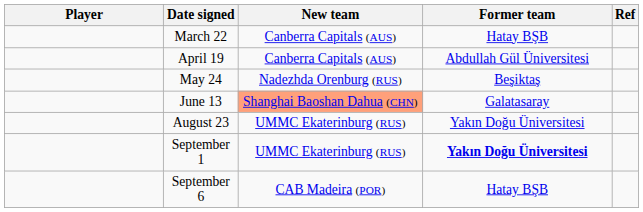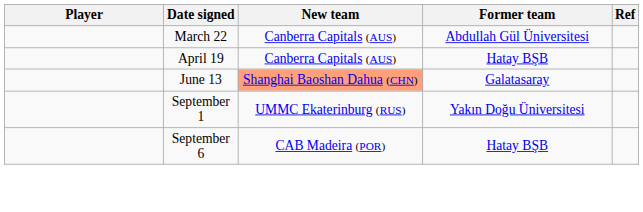(517, 36) Hatay BŞB -> (517, 36) Abdullah Gül Üniversitesi
(517, 58) Abdullah Gül Üniversitesi -> (517, 58) Hatay BŞB
- row: (201, 79)
- row: (201, 123)
(517, 152) bold -> (517, 109) normal
